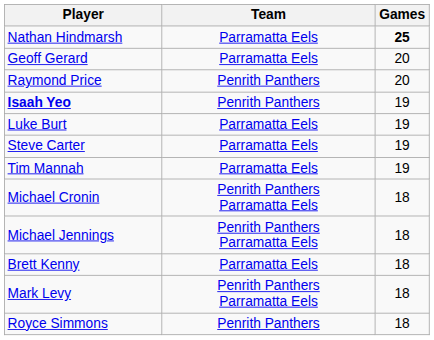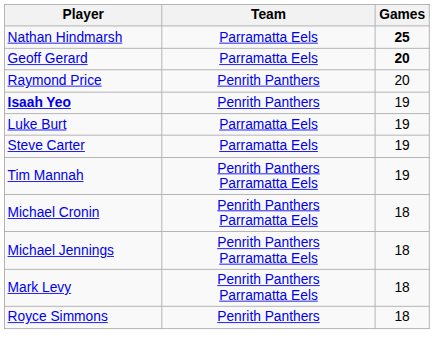(402, 59) normal -> (402, 59) bold
(269, 168) Parramatta Eels -> (269, 175) Penrith Panthers Parramatta Eels
- row: (44, 264)
